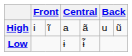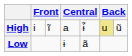(85, 28) ã -> (84, 28) ɨ̃
(105, 28) no background -> (105, 28) khaki background
(84, 43) ɨ̃ -> (85, 43) ã
